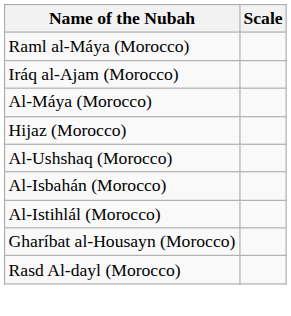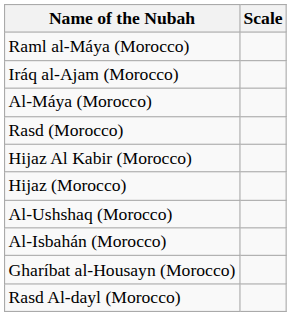+ row: (66, 130)
+ row: (100, 158)
- row: (85, 213)
